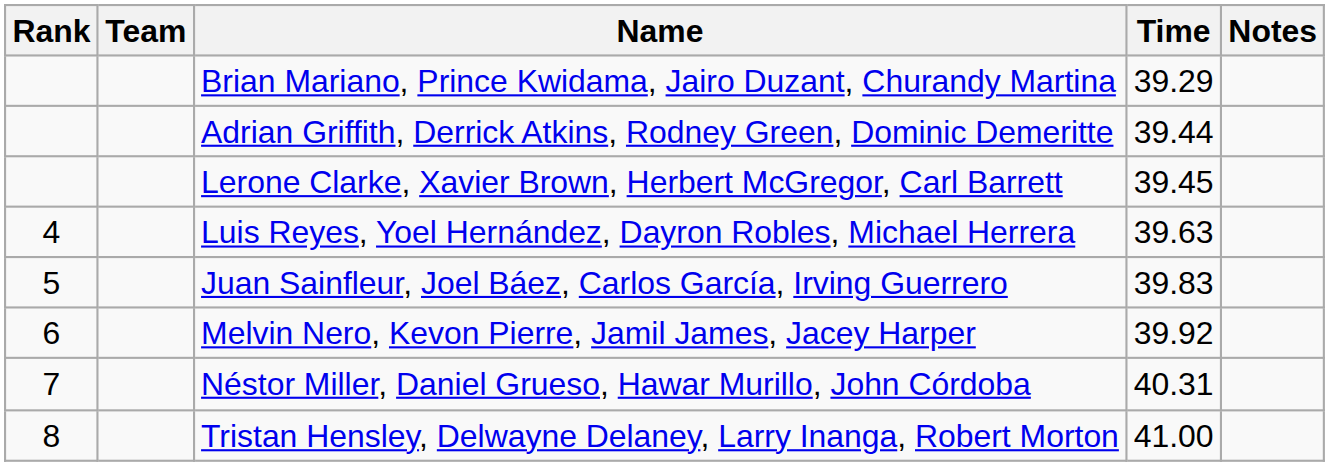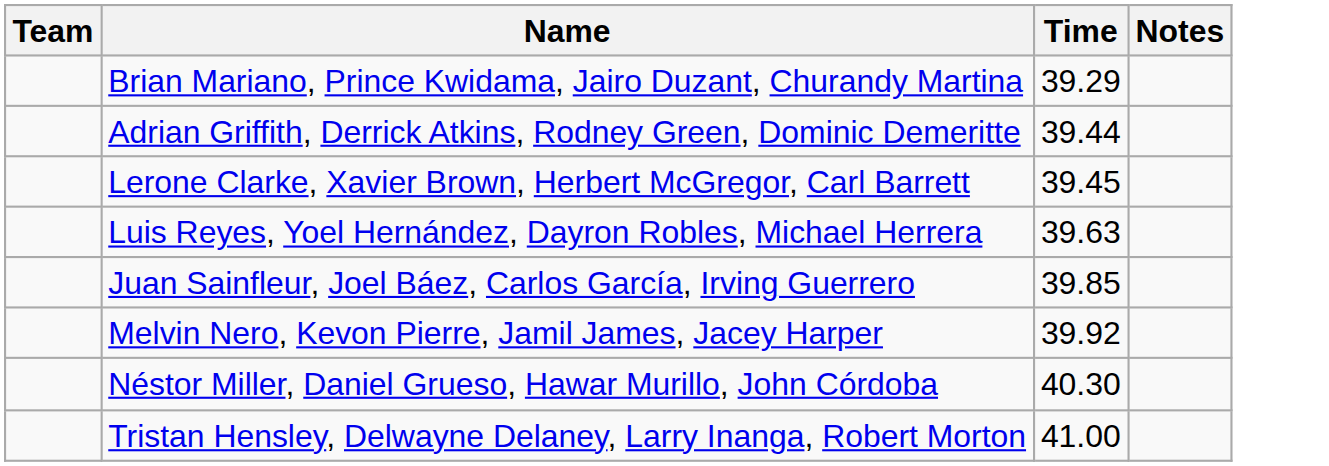- column: (51, 31)
(1174, 283) 39.83 -> (1081, 283) 39.85
(1174, 384) 40.31 -> (1081, 384) 40.30
